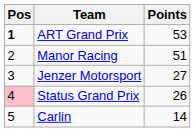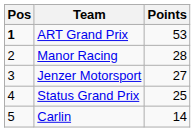(180, 55) 51 -> (180, 55) 28
(11, 96) pink background -> (11, 96) no background
(180, 96) 26 -> (180, 96) 25
